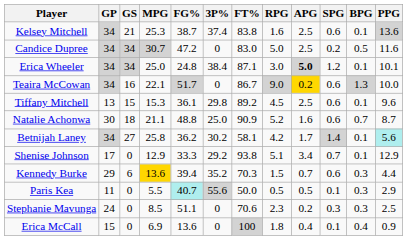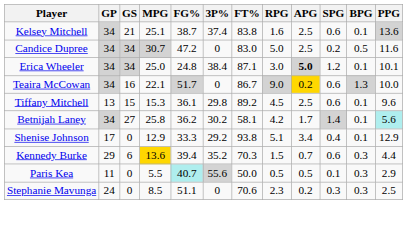(155, 31) 25.3 -> (155, 31) 25.1
- row: (52, 119)
(333, 155) 0.7 -> (333, 137) 0.4
- row: (52, 226)
